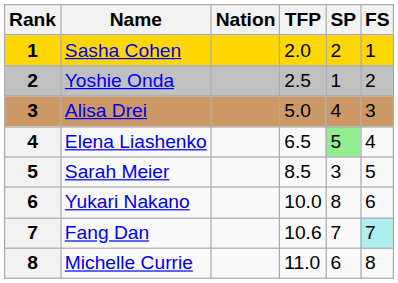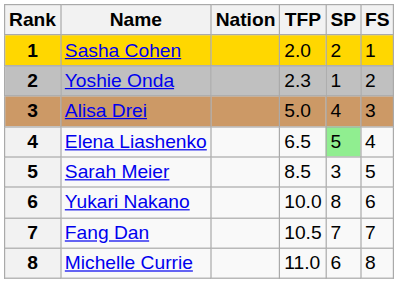(298, 80) 2.5 -> (298, 80) 2.3
(303, 232) 10.6 -> (303, 232) 10.5
(370, 232) paleturquoise background -> (370, 232) no background
